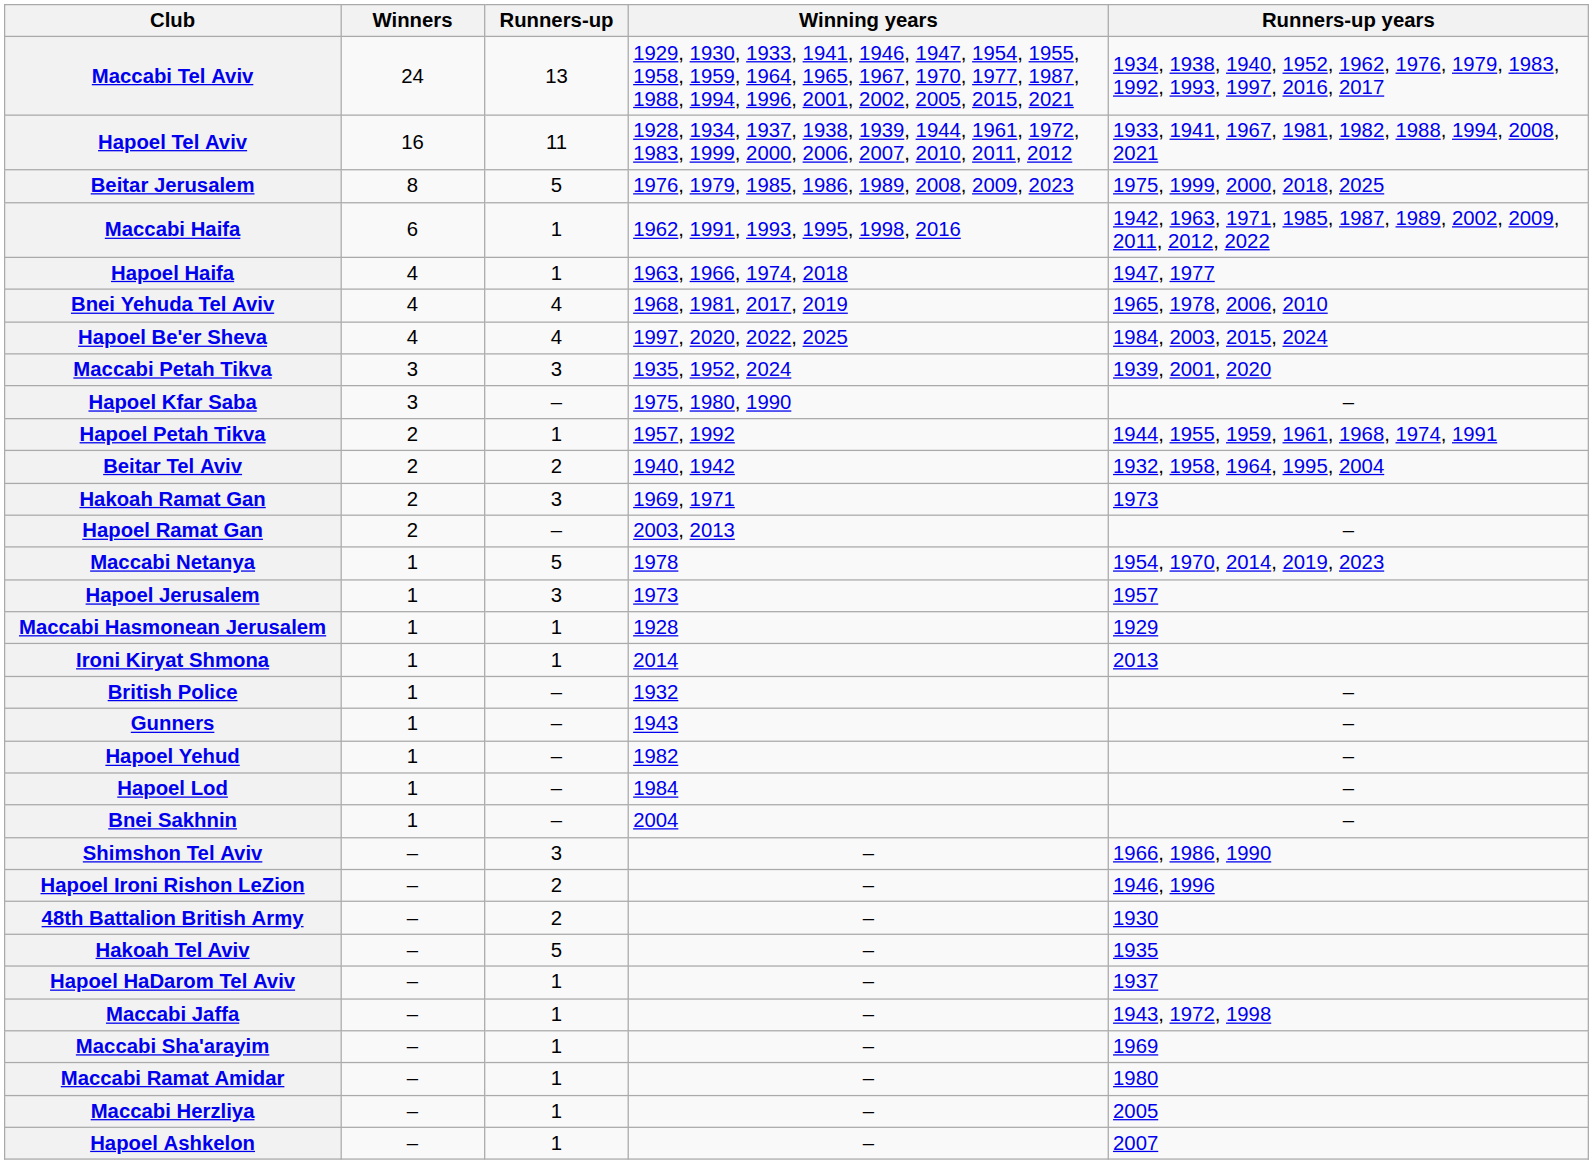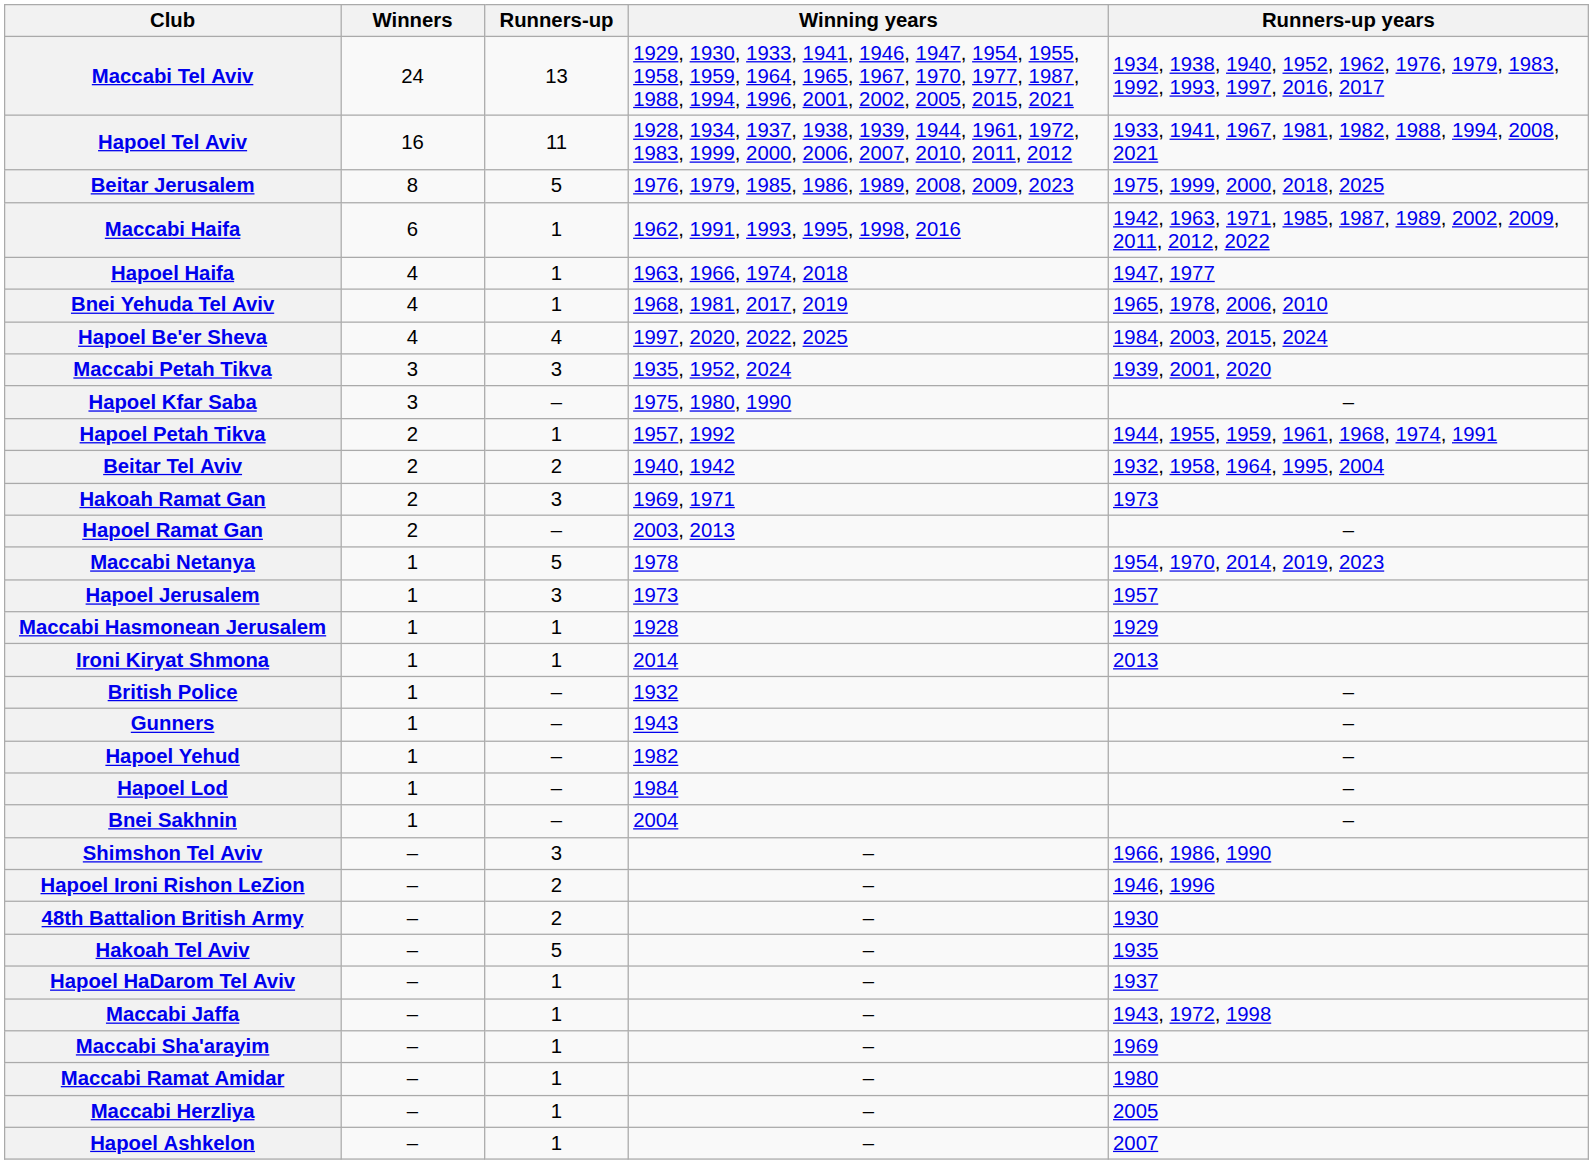(556, 305) 4 -> (556, 305) 1
